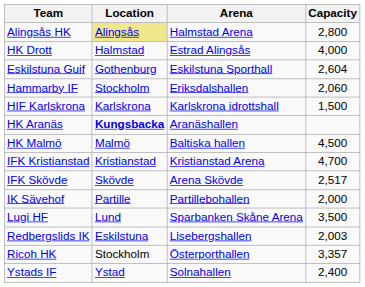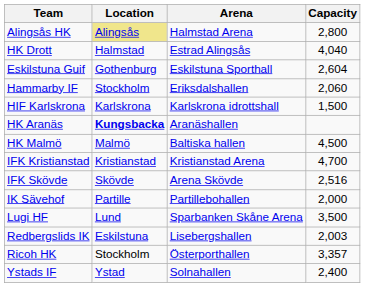(333, 50) 4,000 -> (333, 50) 4,040
(333, 180) 2,517 -> (333, 180) 2,516
